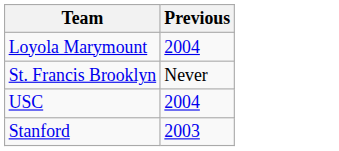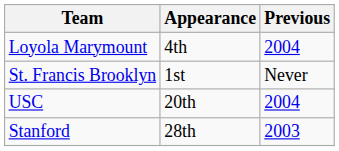+ column: (210, 18)
